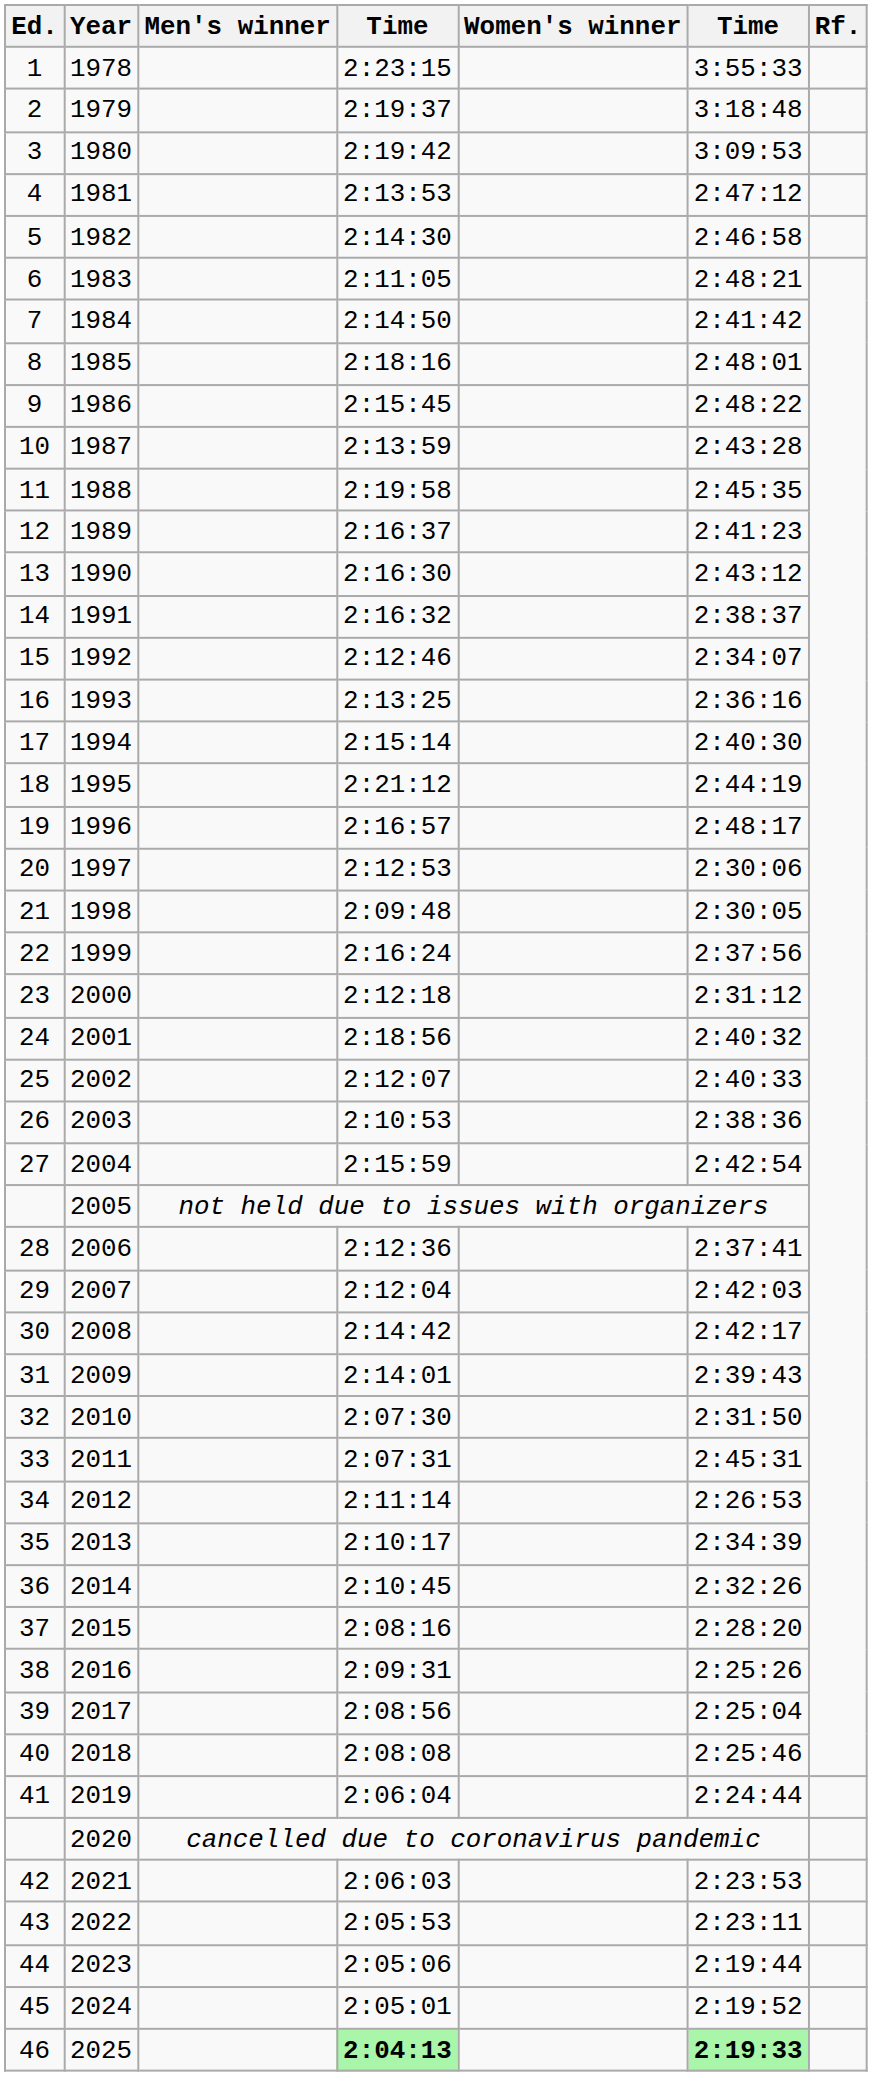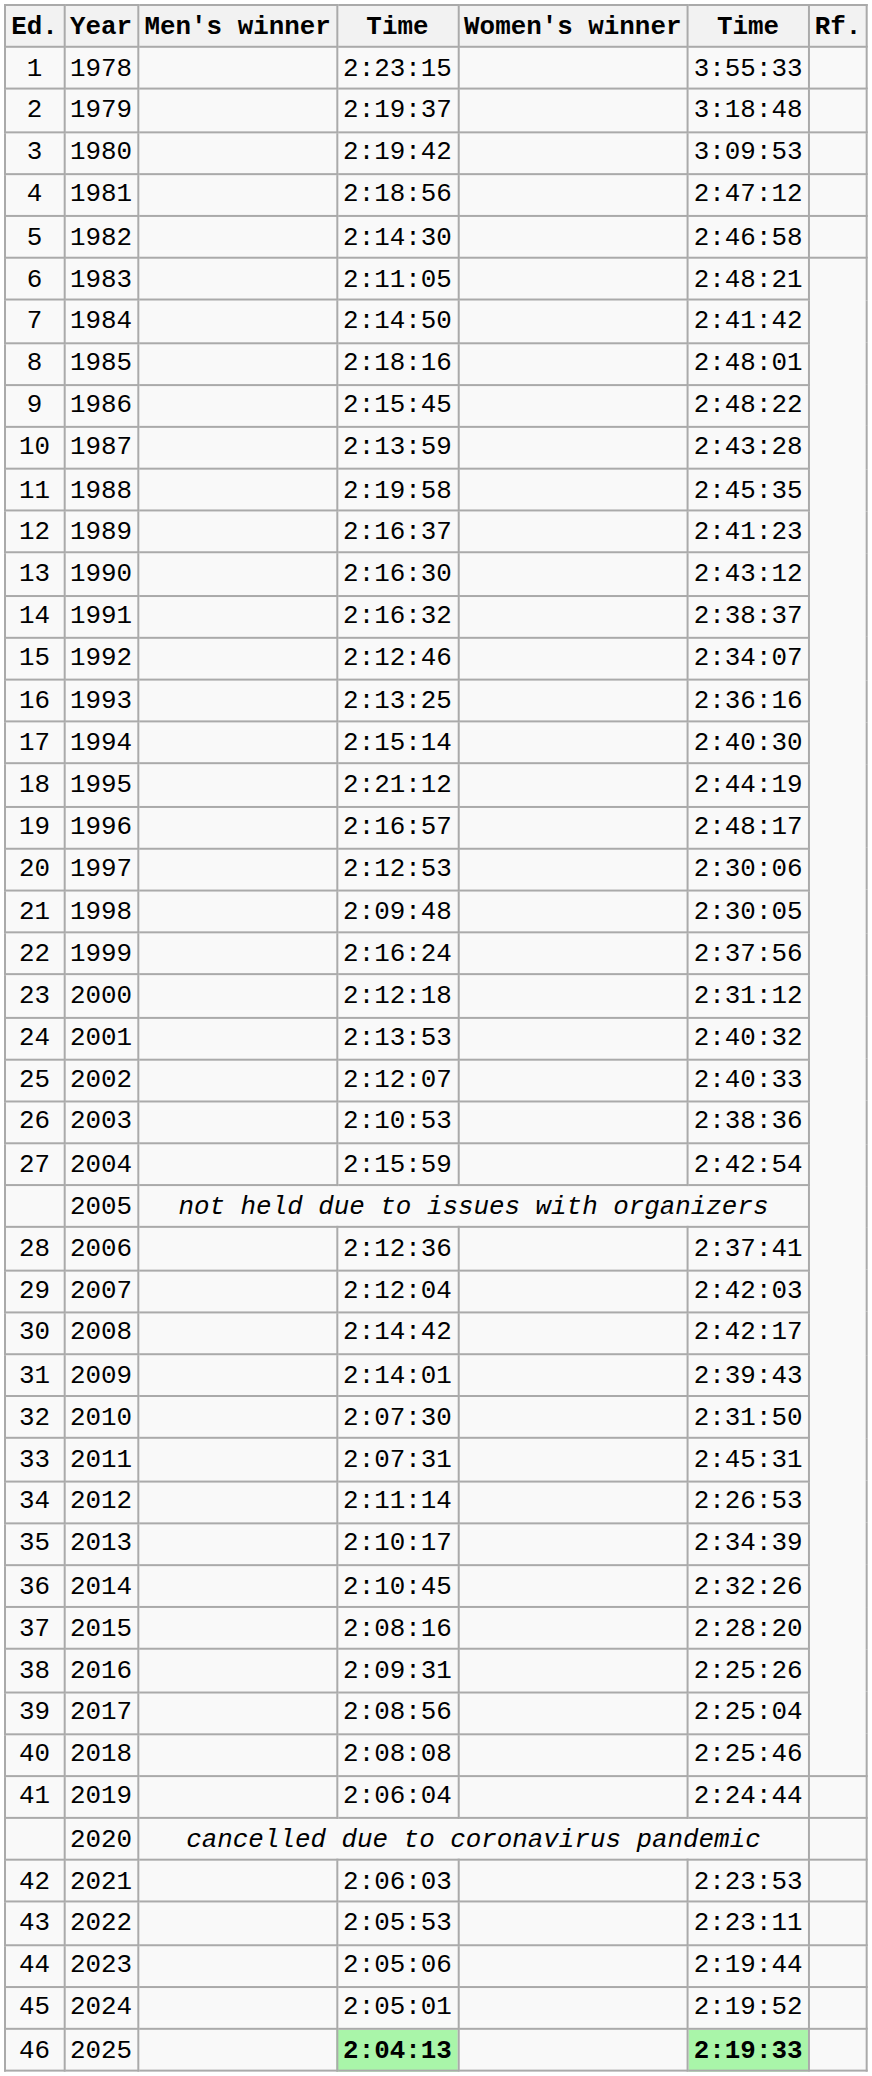(397, 195) 2:13:53 -> (397, 195) 2:18:56
(397, 1038) 2:18:56 -> (397, 1038) 2:13:53
